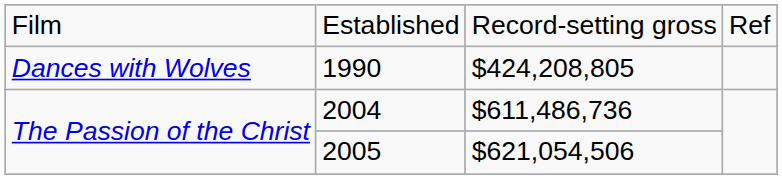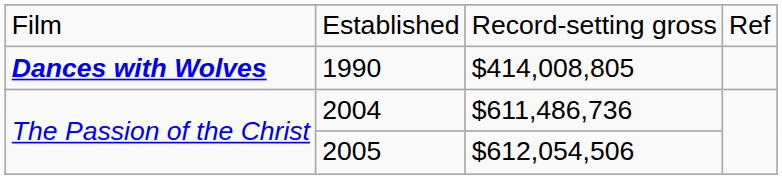(131, 67) normal -> (139, 67) bold
(553, 67) $424,208,805 -> (553, 67) $414,008,805
(553, 151) $621,054,506 -> (553, 151) $612,054,506
